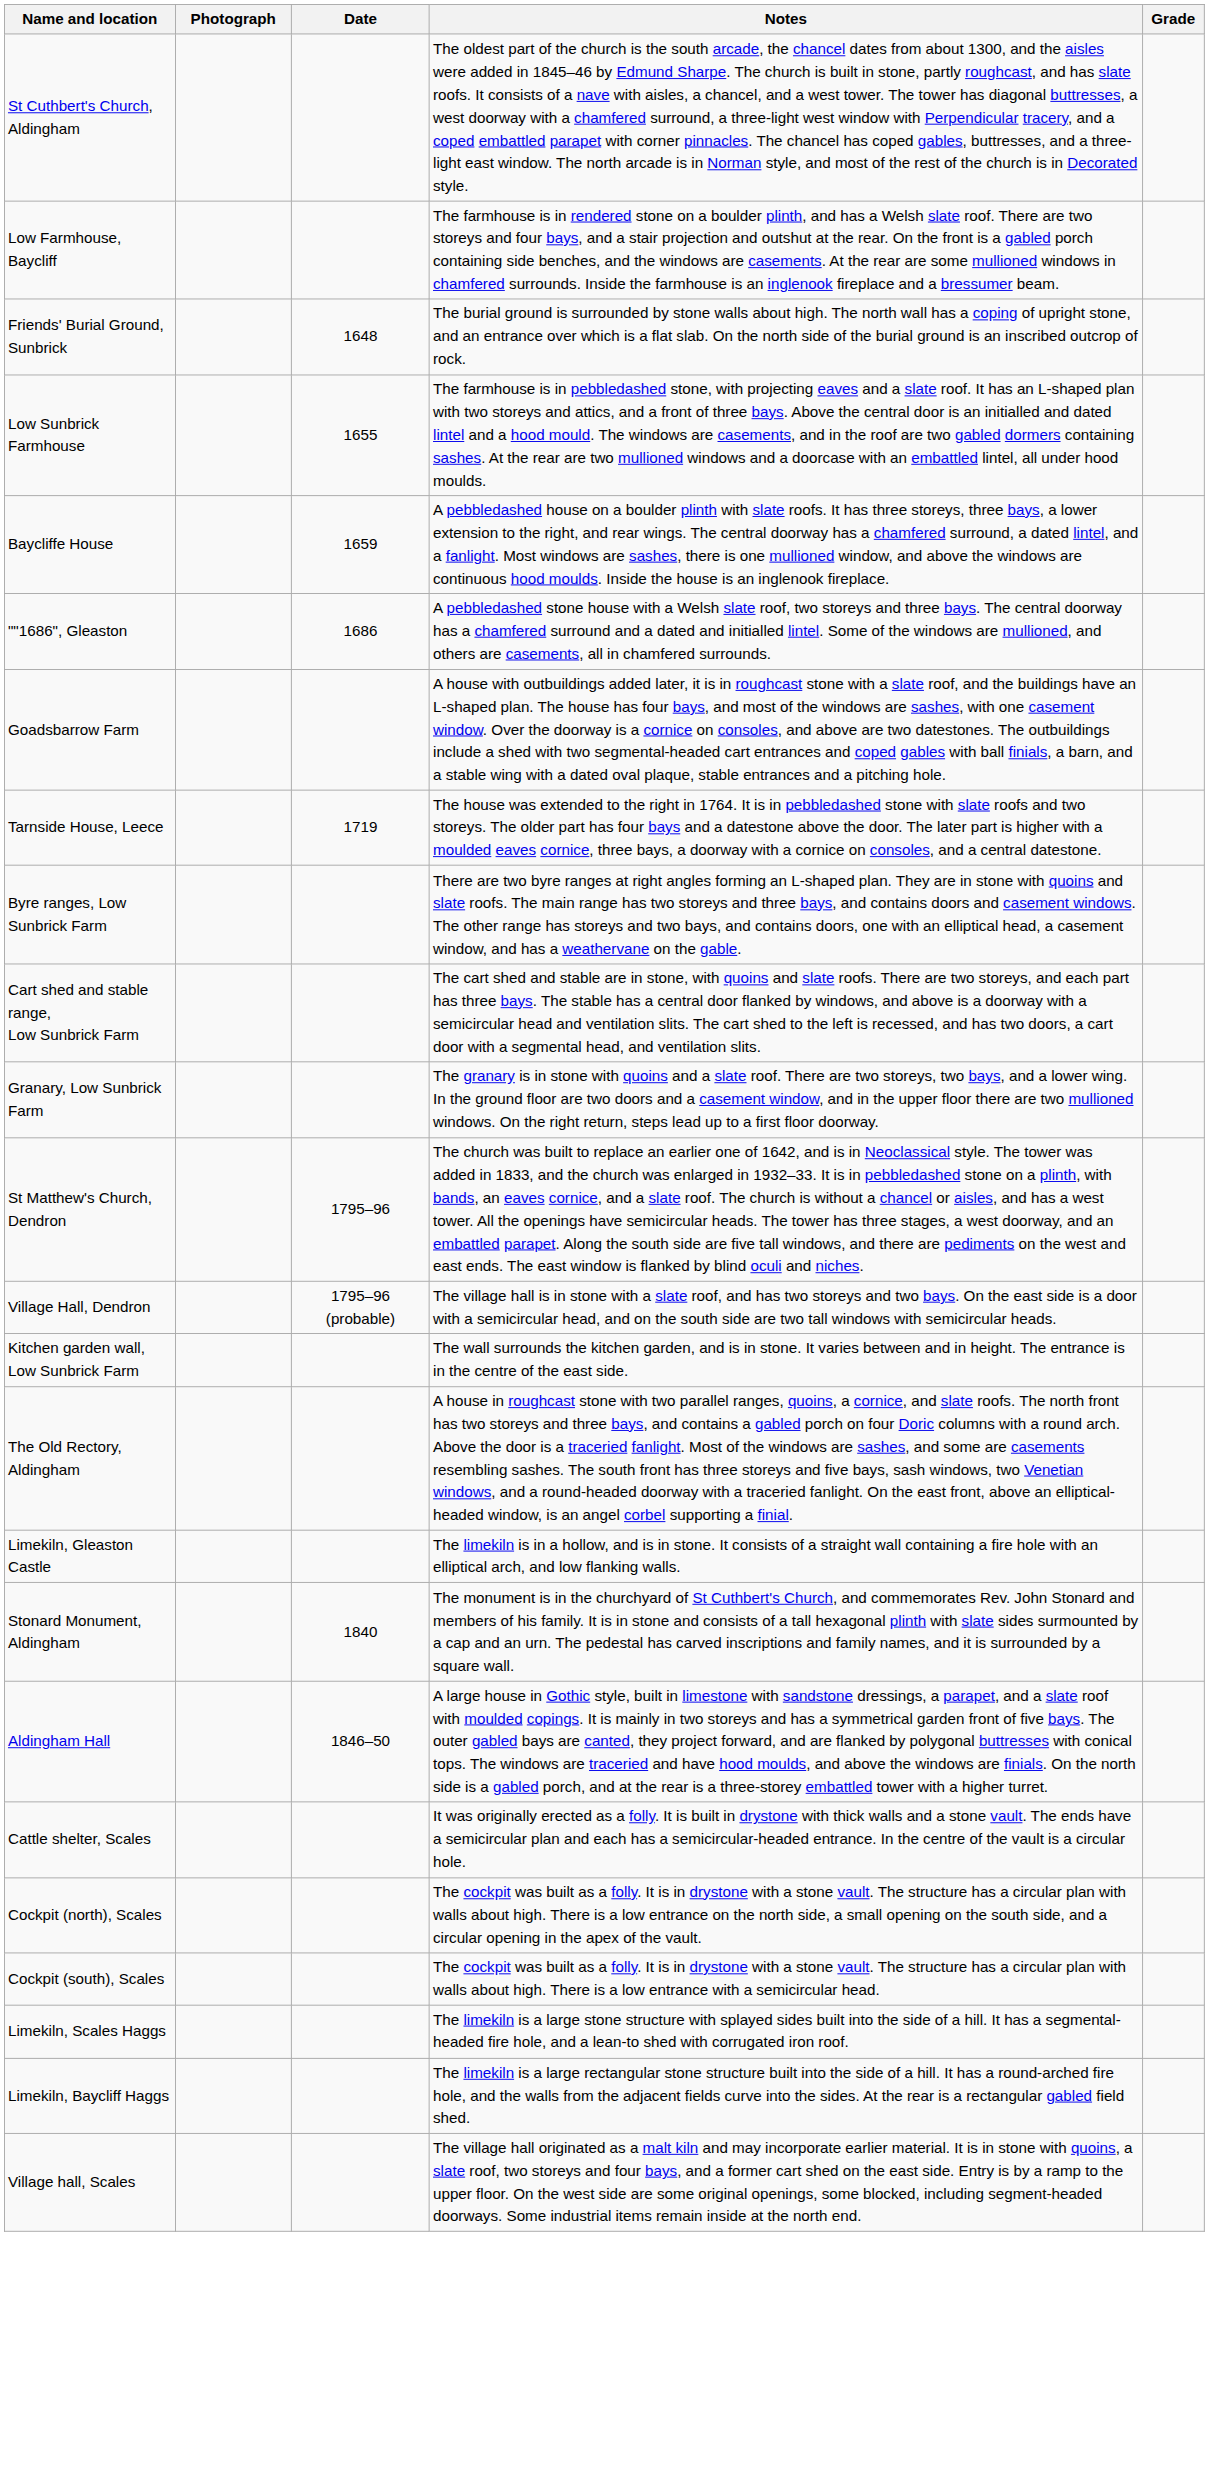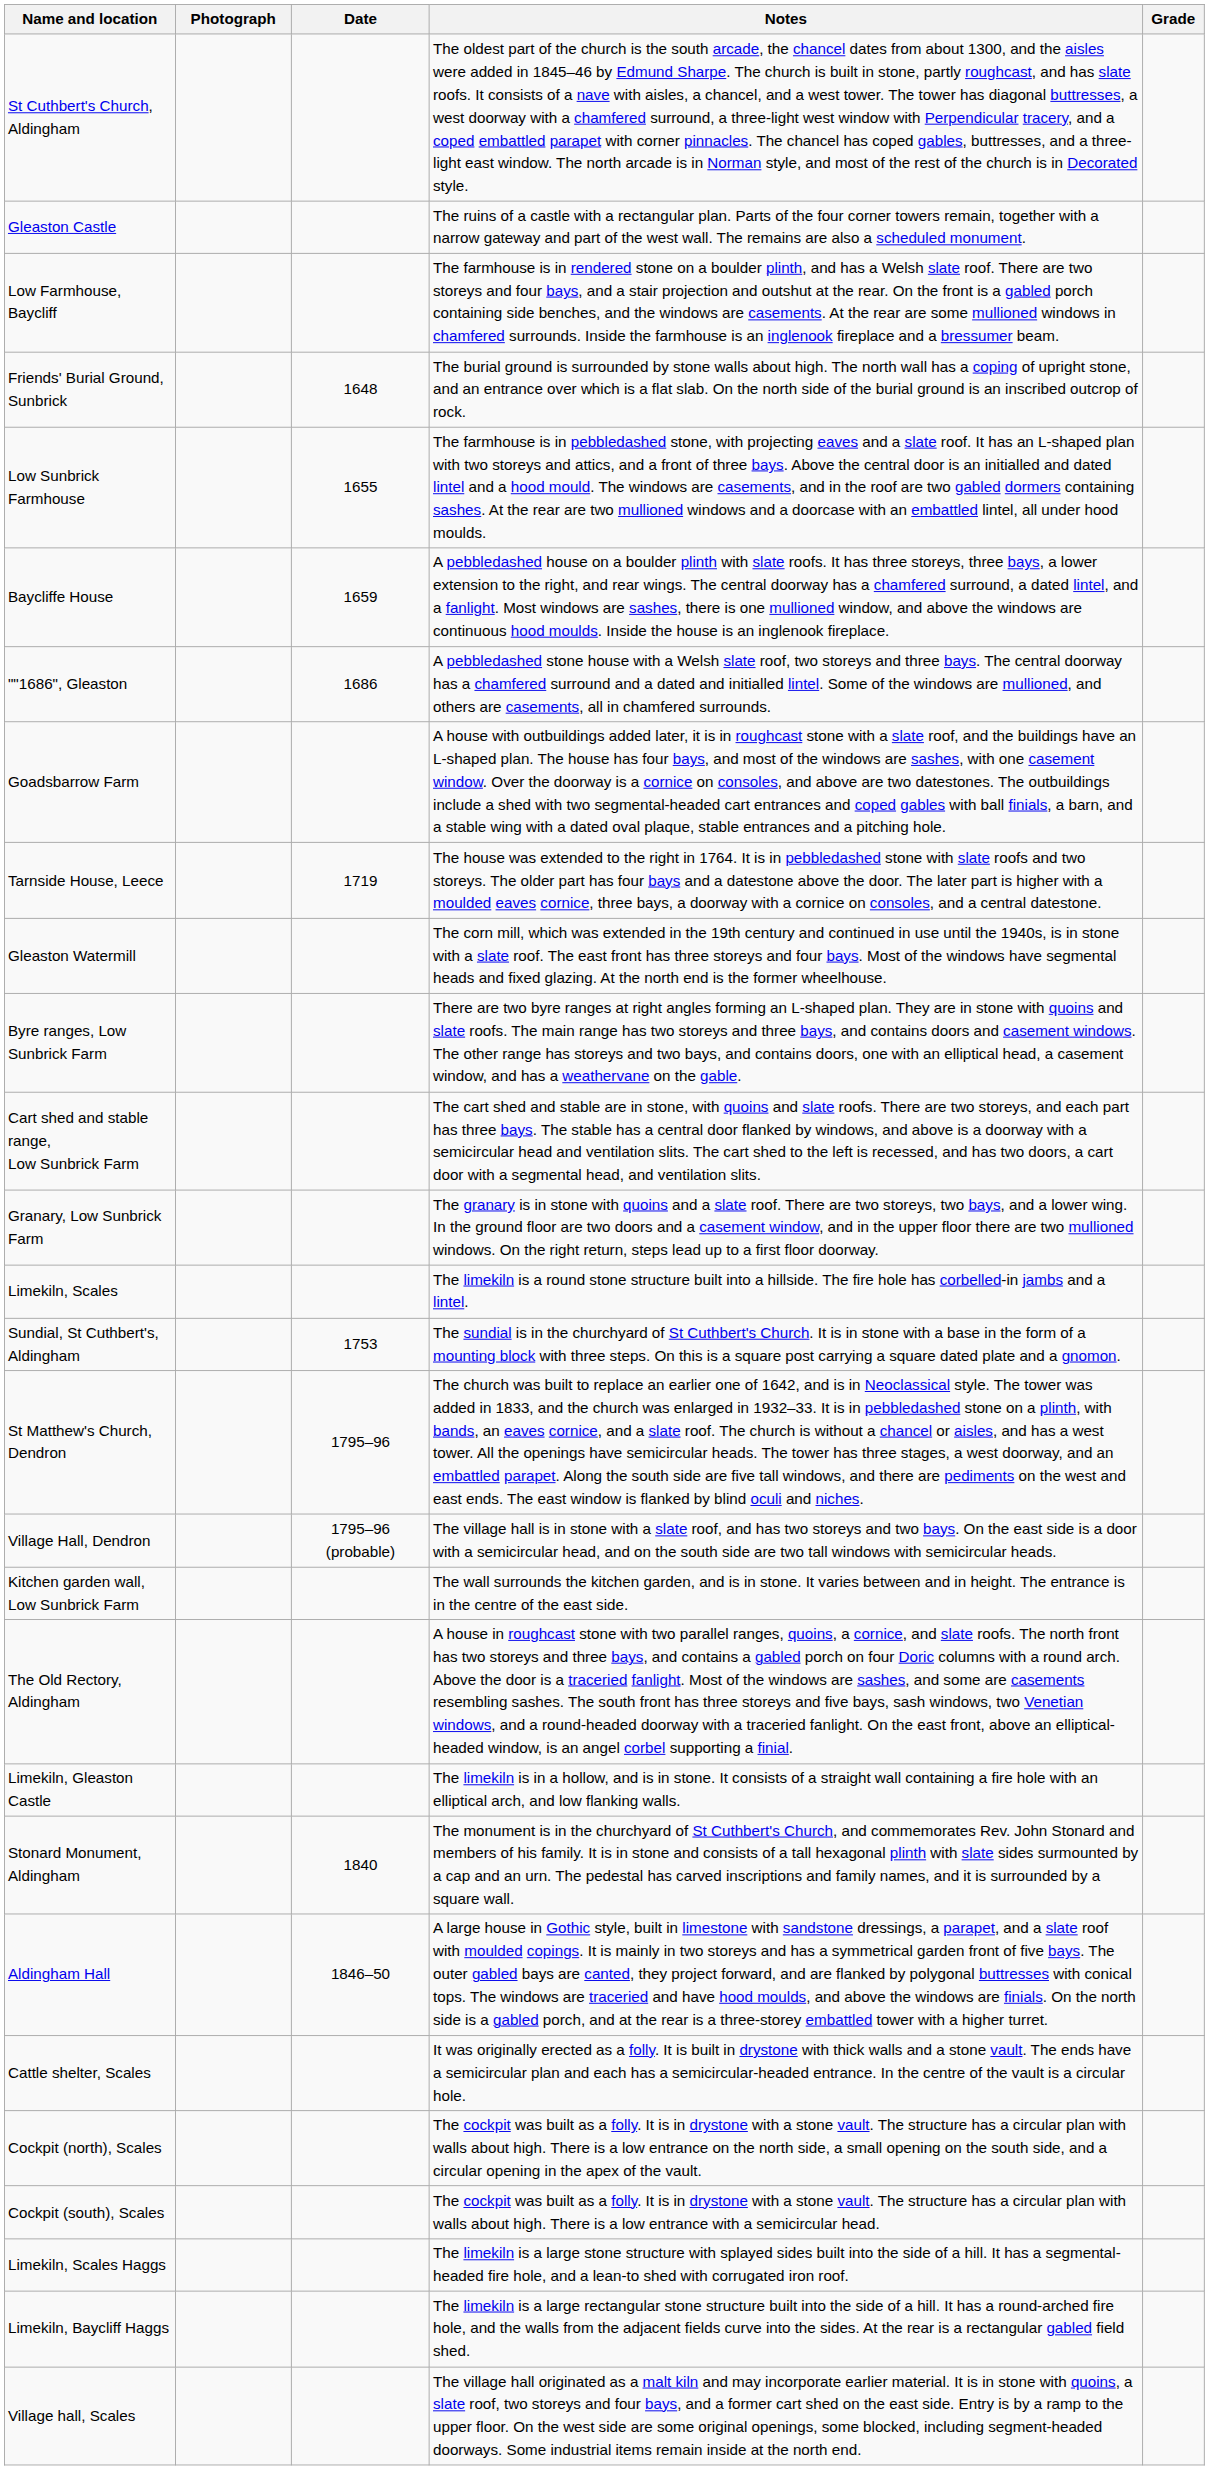+ row: (62, 227)
+ row: (72, 955)
+ row: (63, 1291)
+ row: (83, 1344)
